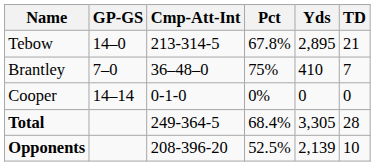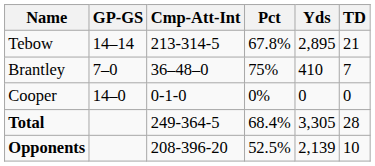(109, 43) 14–0 -> (113, 43) 14–14
(113, 95) 14–14 -> (109, 95) 14–0
